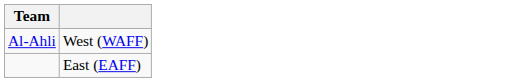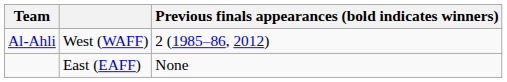+ column: (327, 16)
